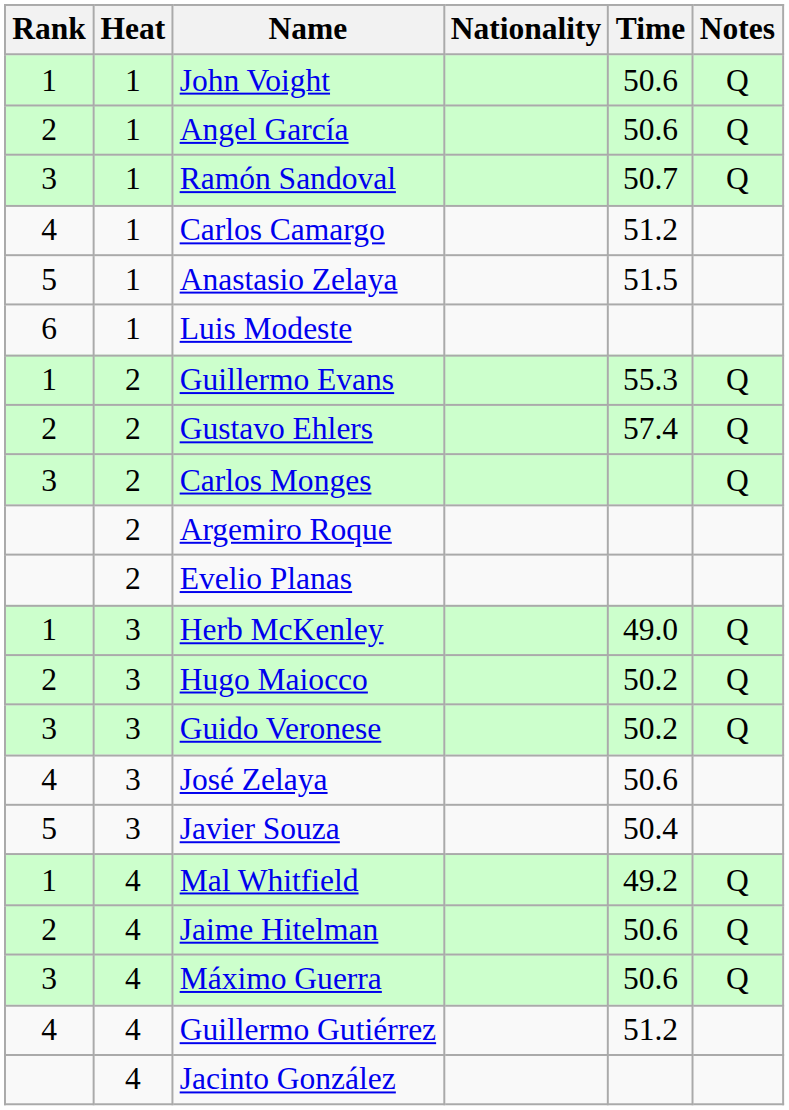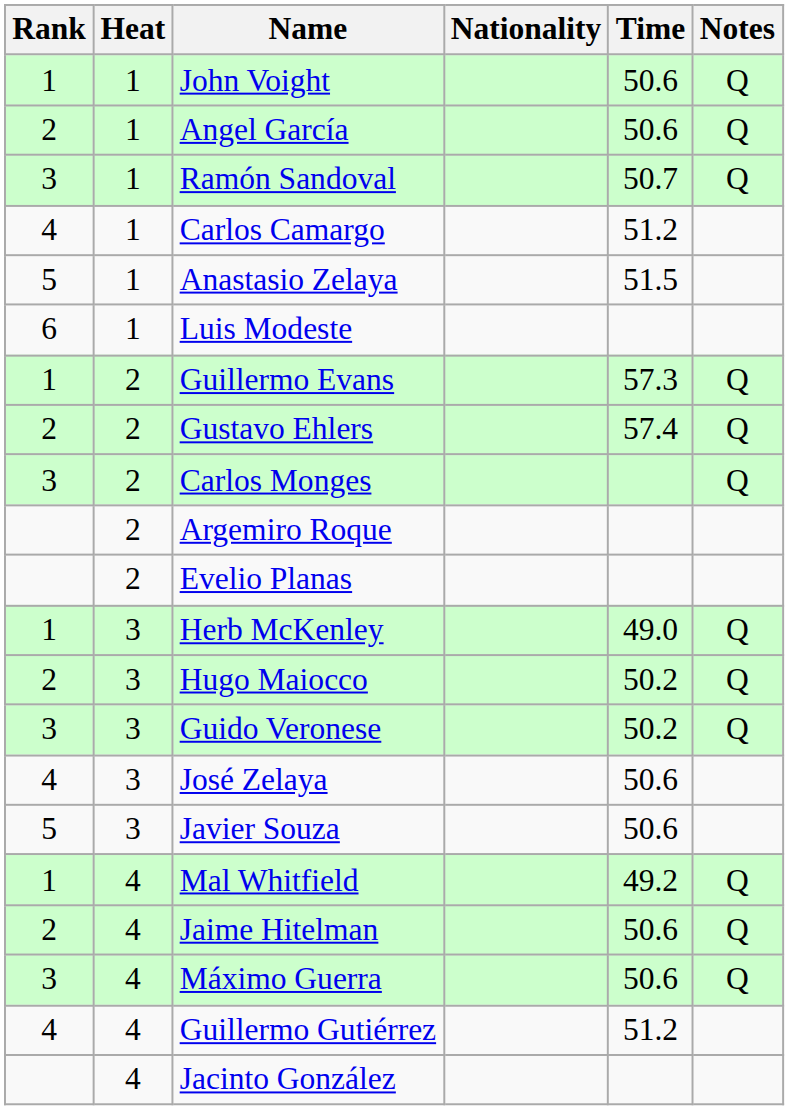(650, 379) 55.3 -> (650, 379) 57.3
(650, 829) 50.4 -> (650, 829) 50.6
